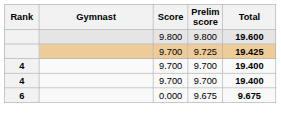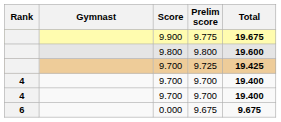+ row: (171, 37)
